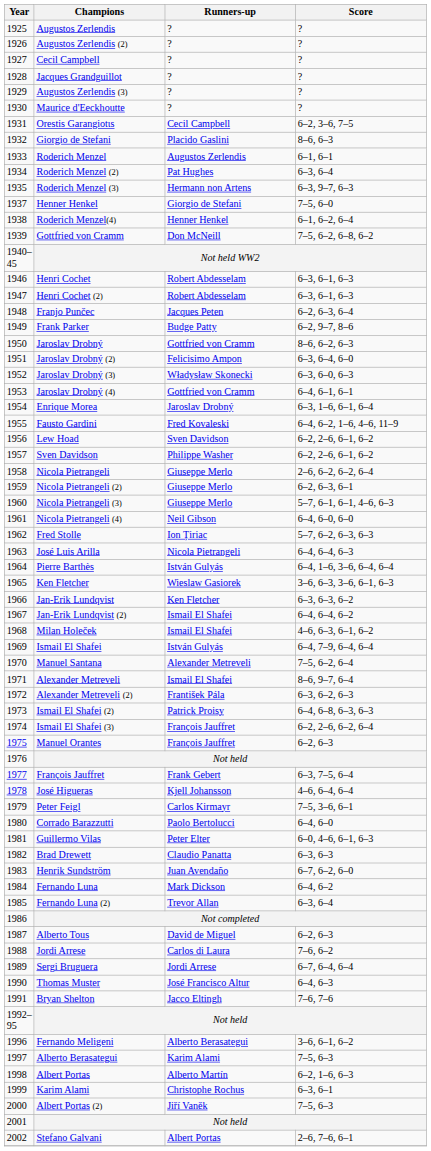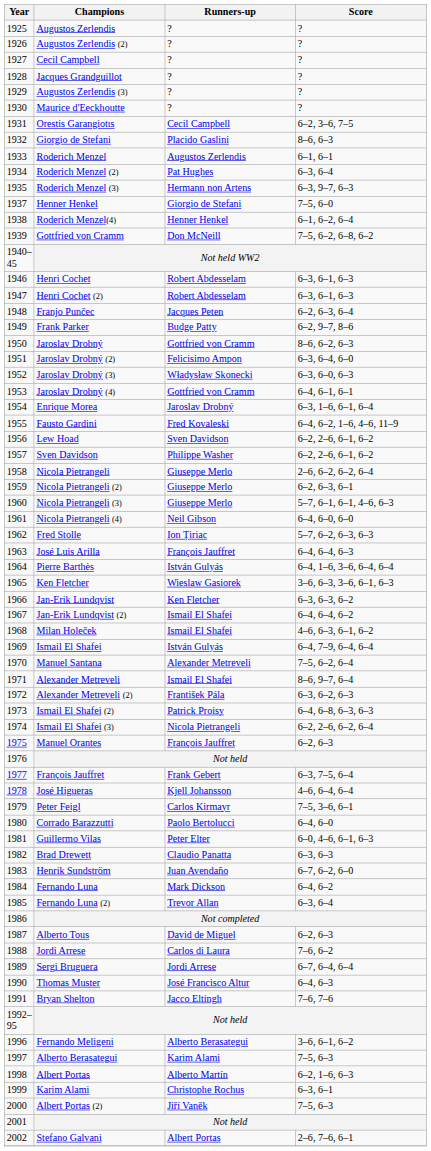(204, 551) Nicola Pietrangeli -> (201, 551) François Jauffret
(201, 727) François Jauffret -> (204, 727) Nicola Pietrangeli
